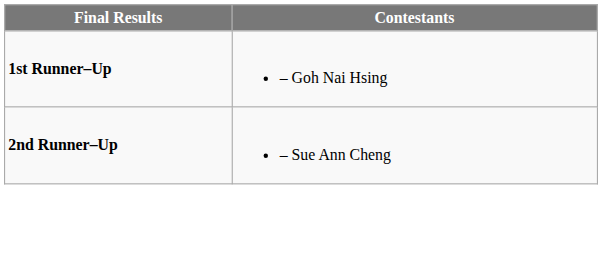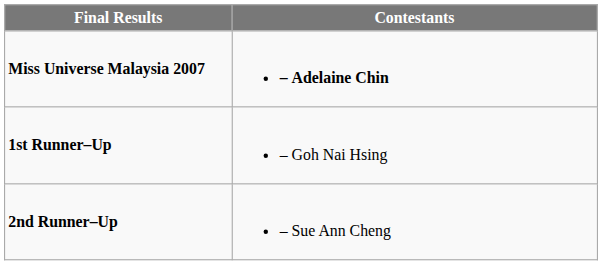+ row: (107, 69)
